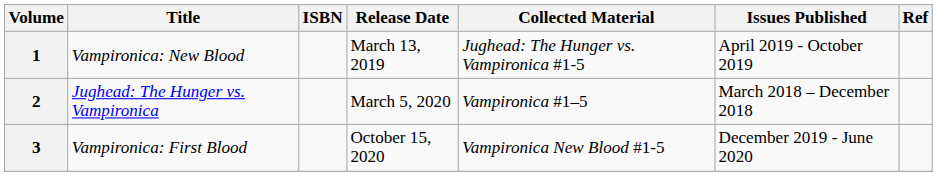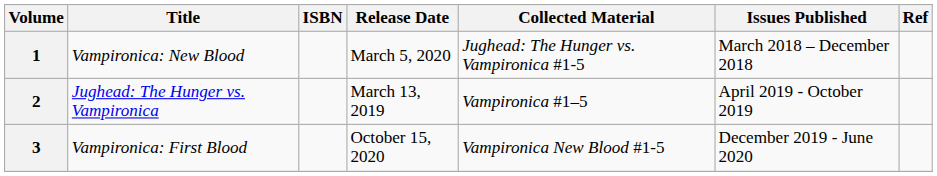(386, 54) March 13, 2019 -> (401, 54) March 5, 2020
(791, 54) April 2019 - October 2019 -> (804, 54) March 2018 – December 2018
(401, 101) March 5, 2020 -> (386, 101) March 13, 2019
(804, 101) March 2018 – December 2018 -> (791, 101) April 2019 - October 2019
